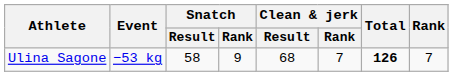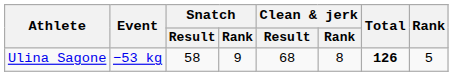(340, 59) 7 -> (340, 59) 8
(429, 59) 7 -> (429, 59) 5
